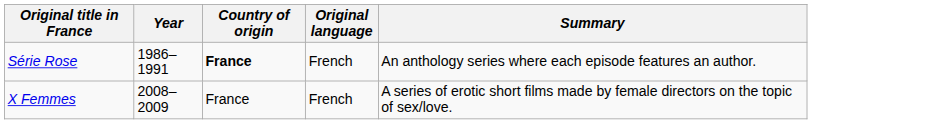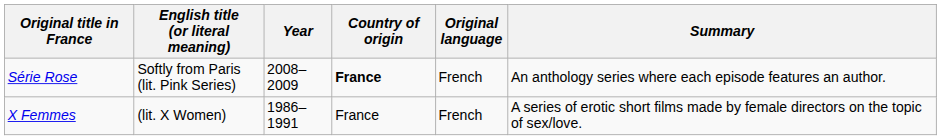+ column: (199, 31)
(157, 61) 1986–1991 -> (287, 77) 2008–2009
(157, 99) 2008–2009 -> (287, 115) 1986–1991
